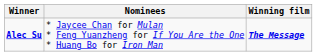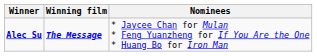columns swapped: (279, 11) <-> (145, 11)
